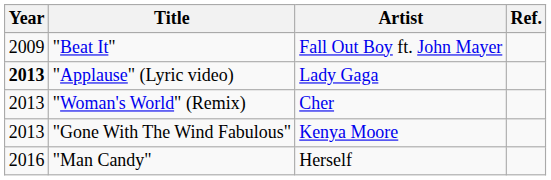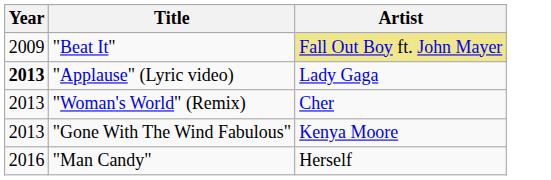- column: (526, 18)
(401, 47) no background -> (401, 47) khaki background
